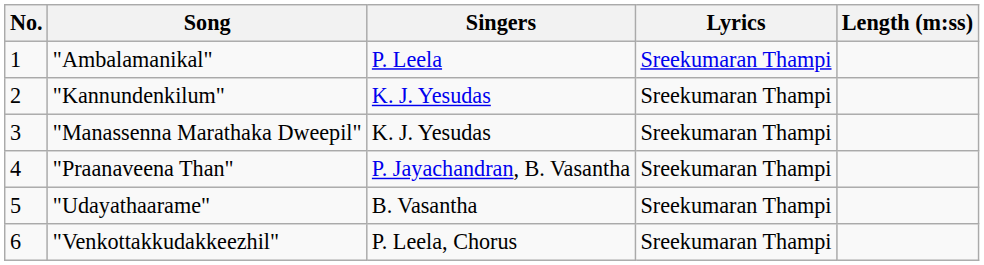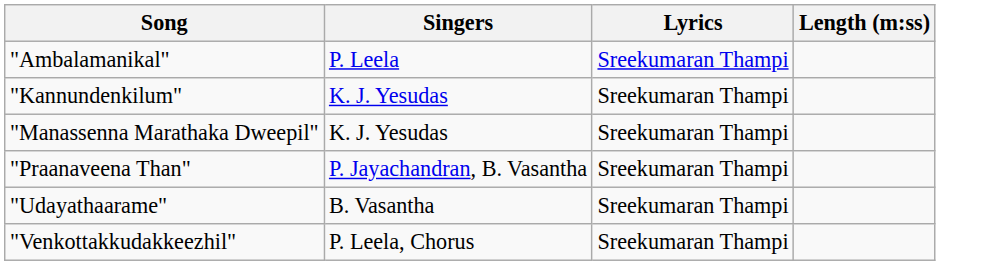- column: (26, 22)
